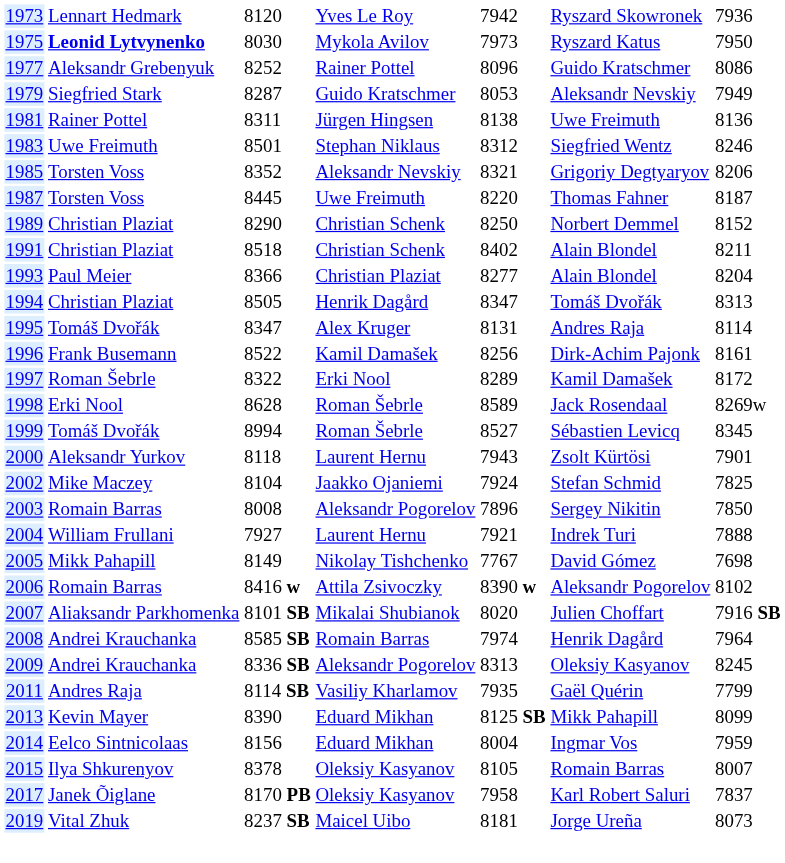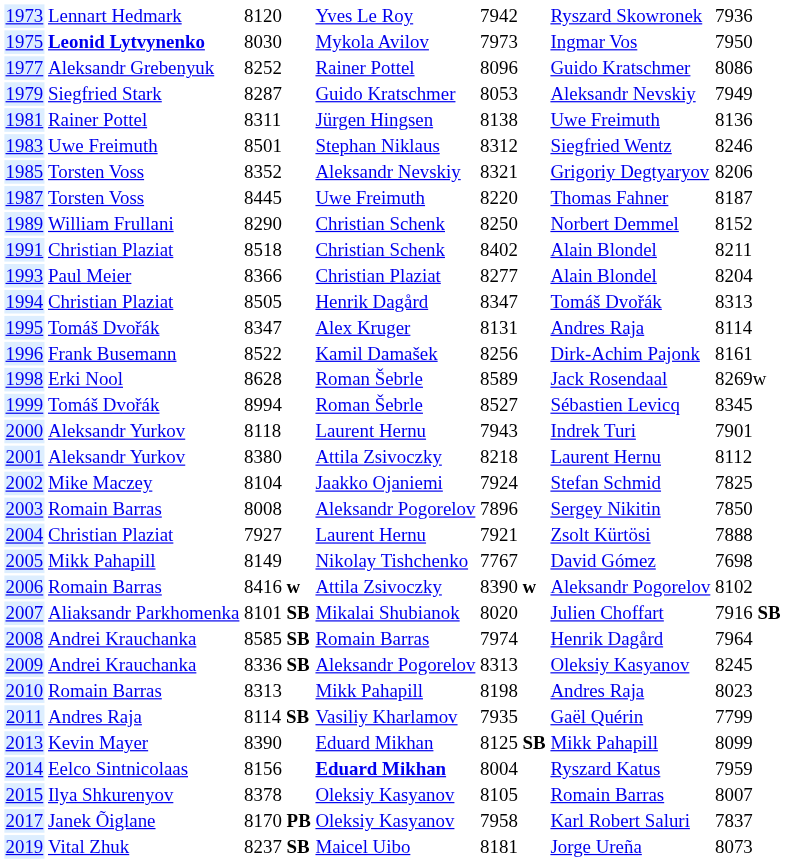(605, 42) Ryszard Katus -> (594, 42) Ingmar Vos
(111, 223) Christian Plaziat -> (111, 223) William Frullani
- row: (24, 379)
(600, 457) Zsolt Kürtösi -> (593, 431) Indrek Turi
+ row: (24, 457)
(111, 535) William Frullani -> (111, 535) Christian Plaziat
(593, 535) Indrek Turi -> (600, 535) Zsolt Kürtösi
+ row: (24, 691)
(374, 742) normal -> (381, 768) bold
(594, 742) Ingmar Vos -> (605, 768) Ryszard Katus
